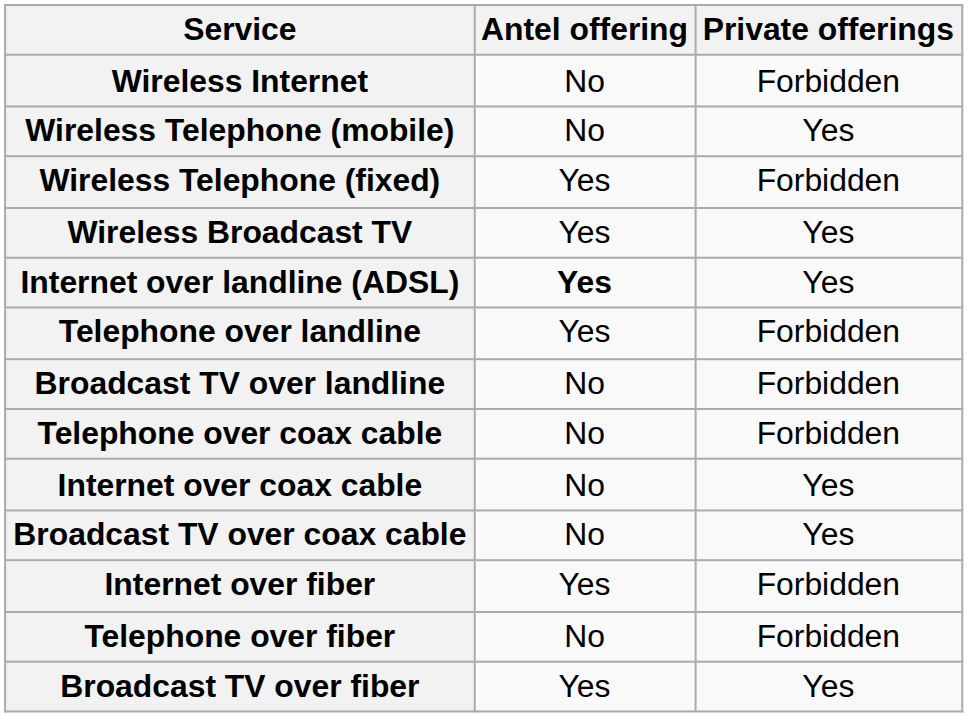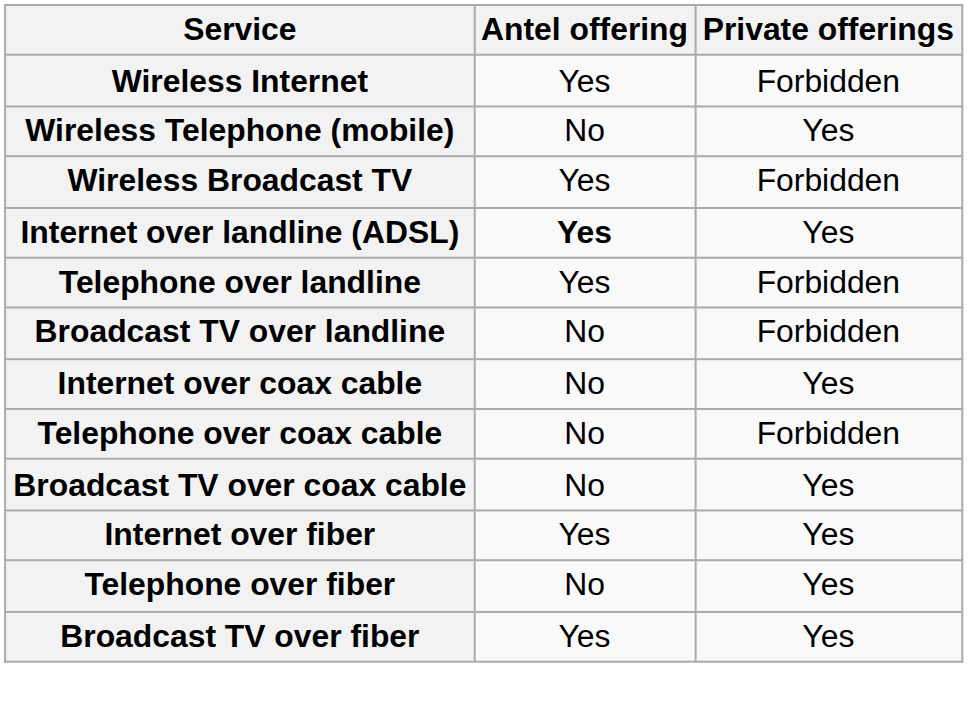(585, 80) No -> (585, 80) Yes
- row: (240, 181)
(828, 231) Yes -> (828, 181) Forbidden
rows swapped: (240, 484) <-> (240, 433)
(828, 585) Forbidden -> (828, 534) Yes
(828, 635) Forbidden -> (828, 585) Yes
